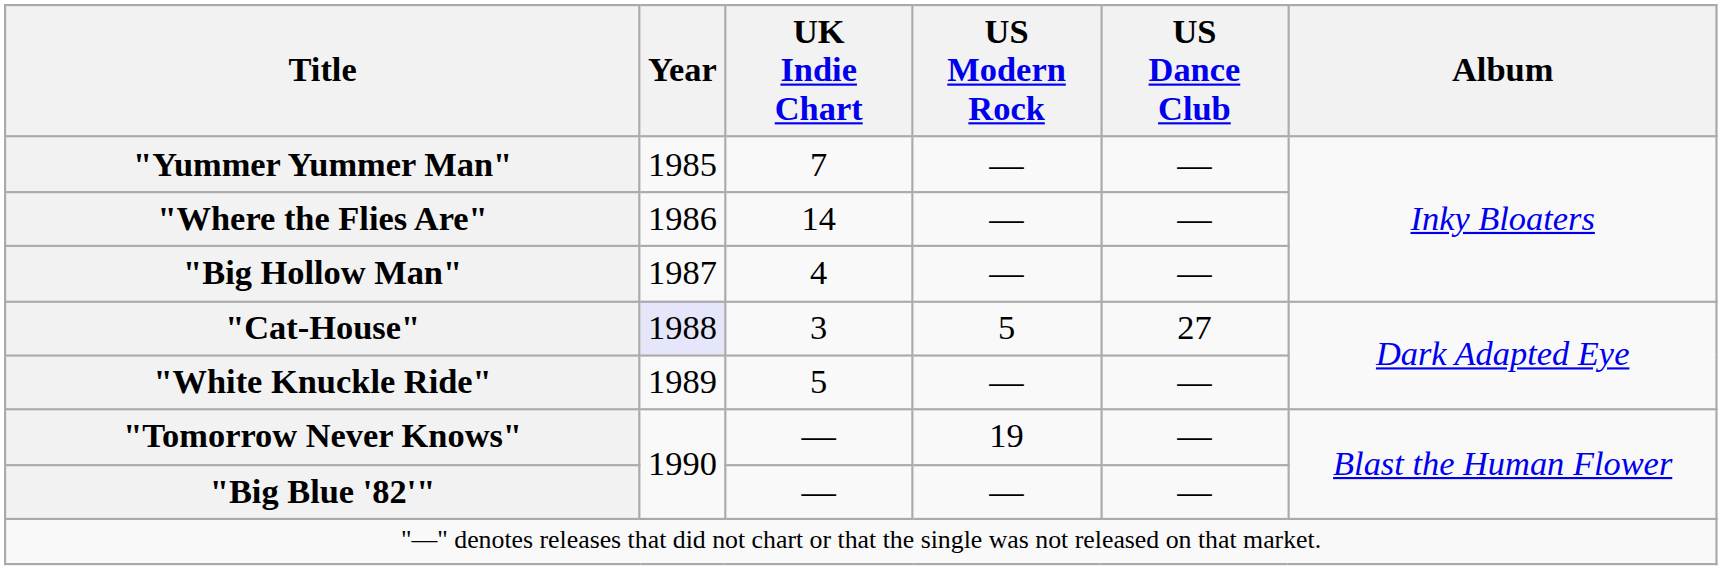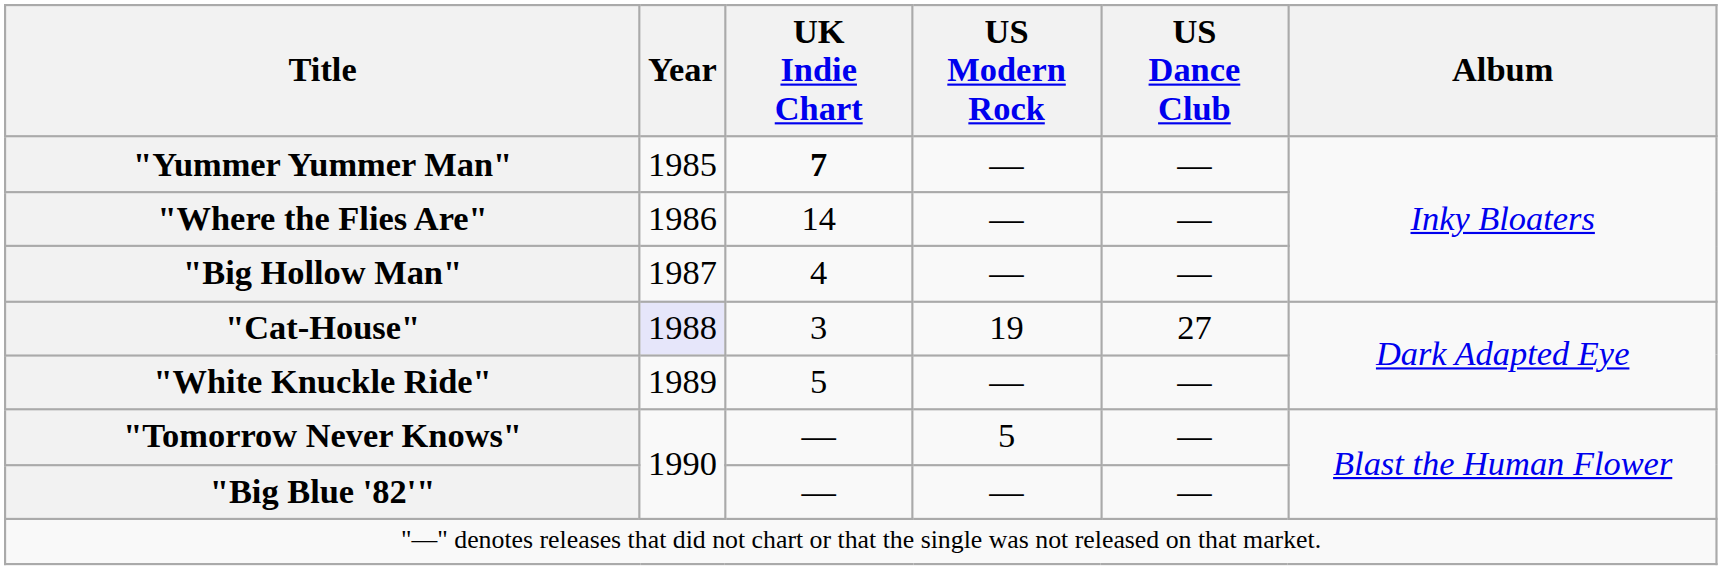(819, 163) normal -> (819, 163) bold
(1007, 327) 5 -> (1007, 327) 19
(1007, 436) 19 -> (1007, 436) 5
